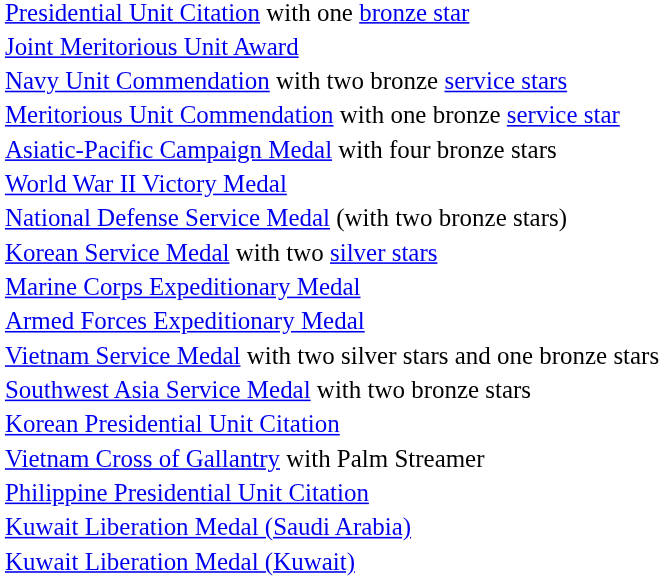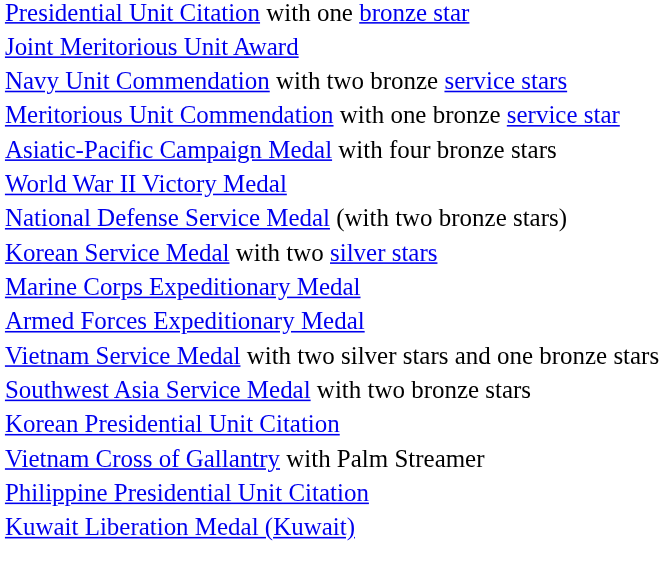- row: (208, 527)
